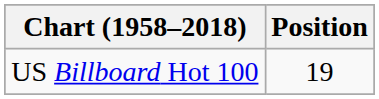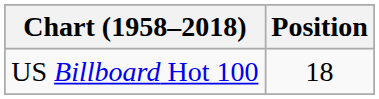(320, 71) 19 -> (320, 71) 18
